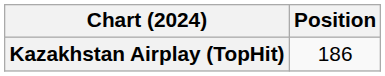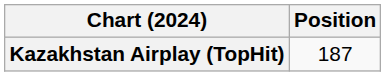(335, 53) 186 -> (335, 53) 187
